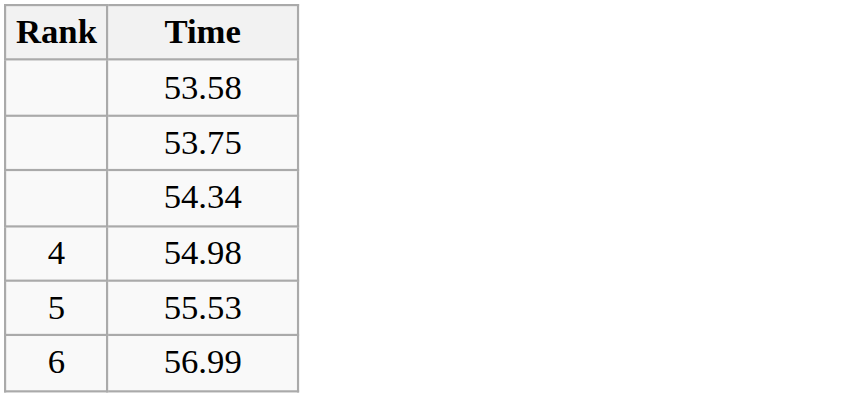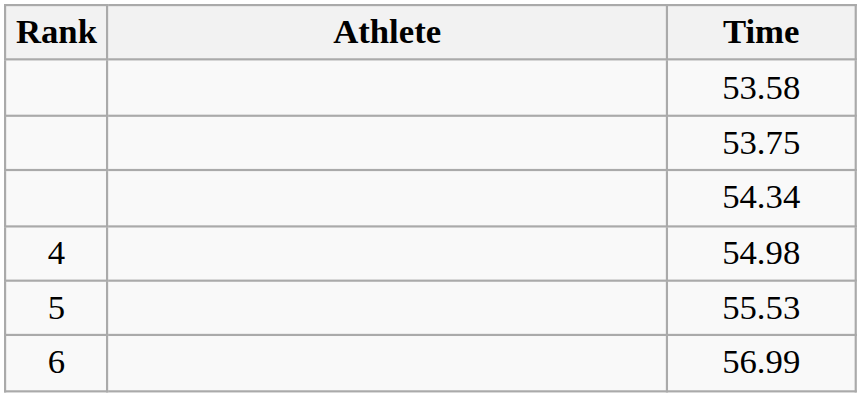+ column: (387, 32)
